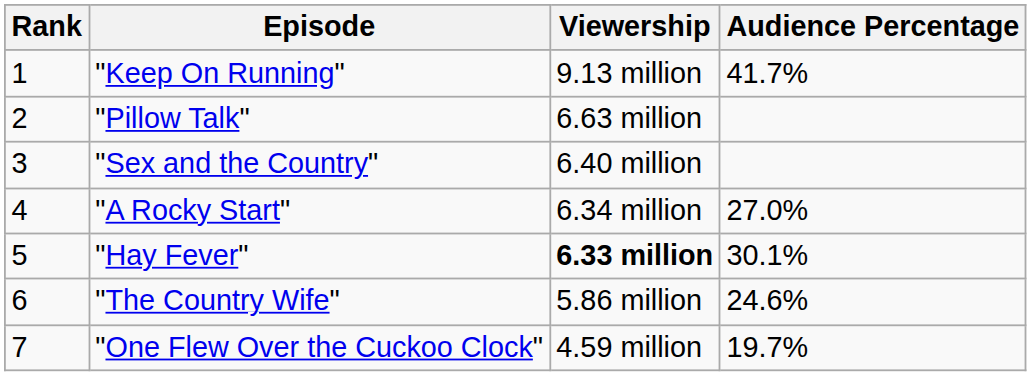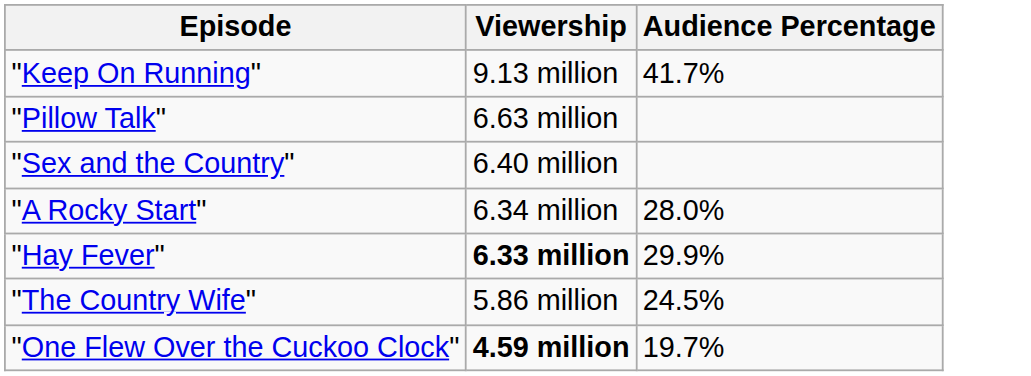- column: (47, 27)
(767, 210) 27.0% -> (684, 210) 28.0%
(767, 255) 30.1% -> (684, 255) 29.9%
(767, 301) 24.6% -> (684, 301) 24.5%
(629, 347) normal -> (551, 347) bold
